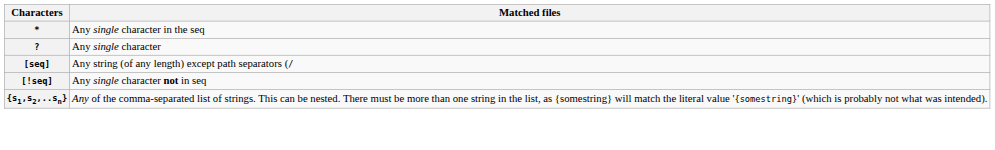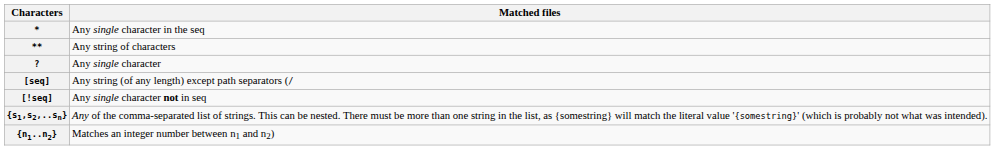+ row: (37, 47)
+ row: (37, 136)
